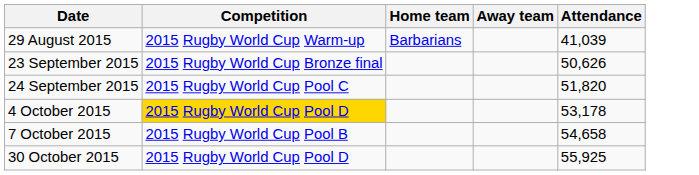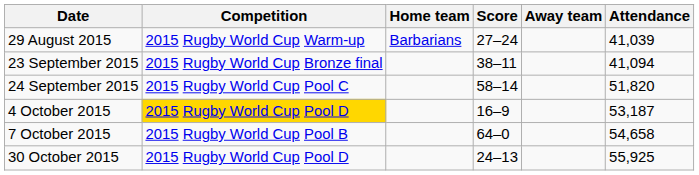+ column: (497, 16)
(584, 63) 50,626 -> (632, 63) 41,094
(584, 110) 53,178 -> (632, 110) 53,187
